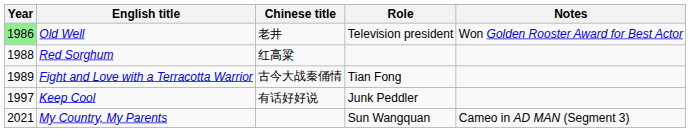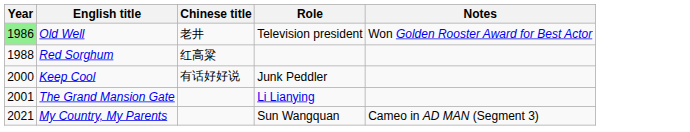- row: (146, 76)
(20, 98) 1997 -> (20, 76) 2000
+ row: (107, 96)
